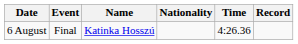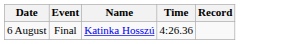- column: (186, 13)
